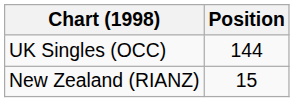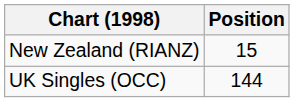rows swapped: (104, 81) <-> (88, 50)
